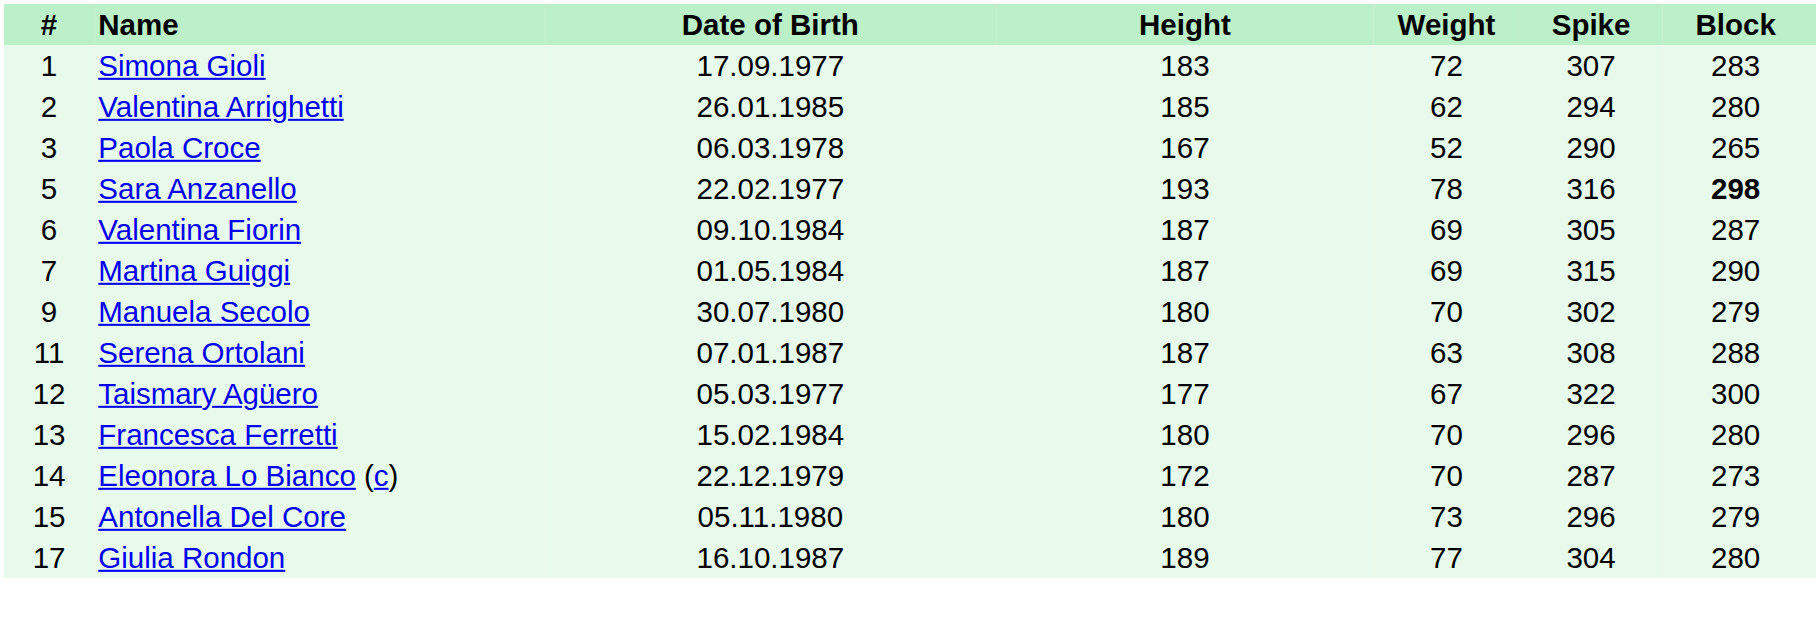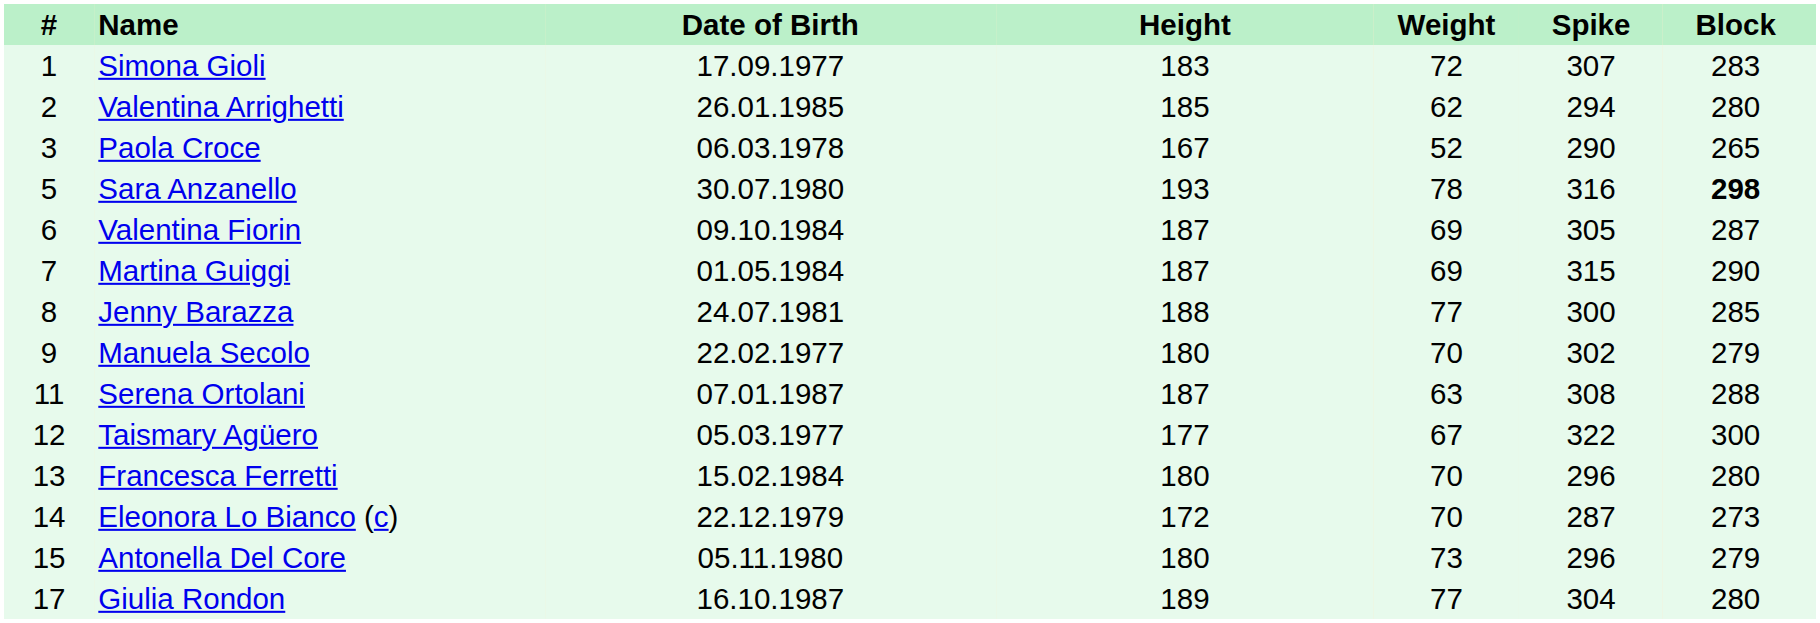(770, 188) 22.02.1977 -> (770, 188) 30.07.1980
+ row: (196, 312)
(770, 312) 30.07.1980 -> (770, 352) 22.02.1977
